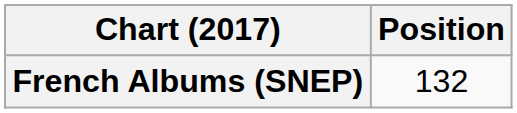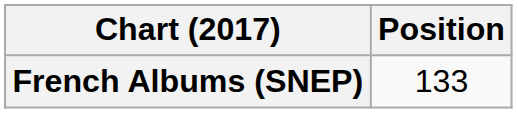(442, 81) 132 -> (442, 81) 133
